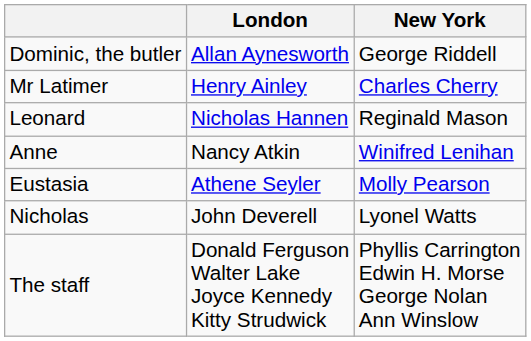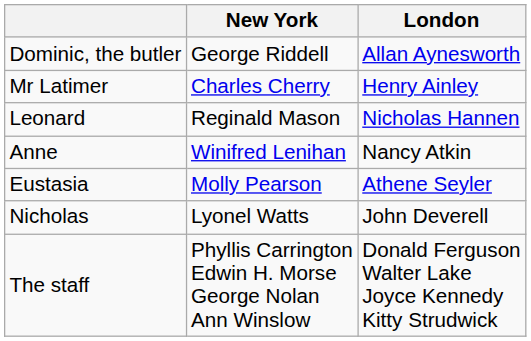columns swapped: (440, 20) <-> (270, 20)
